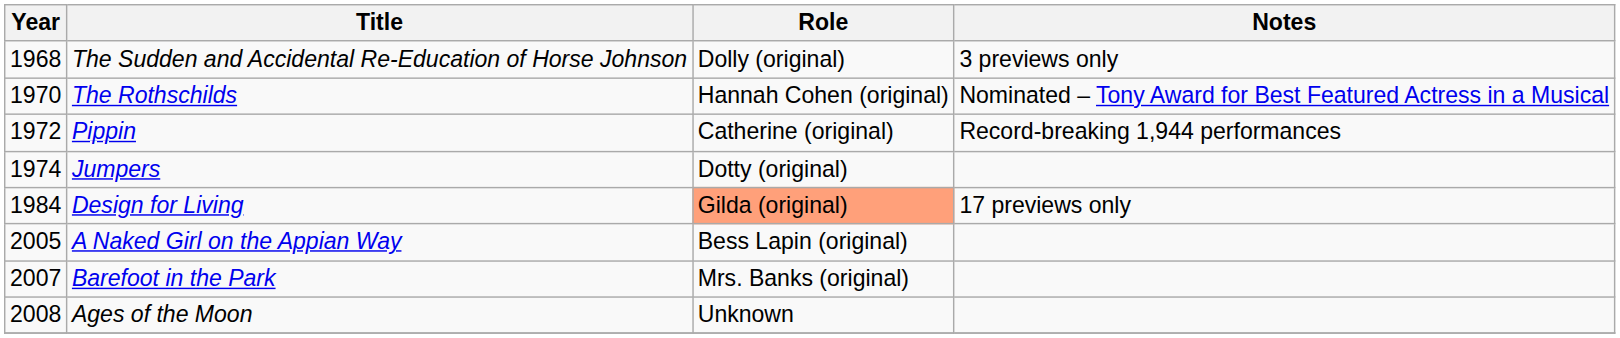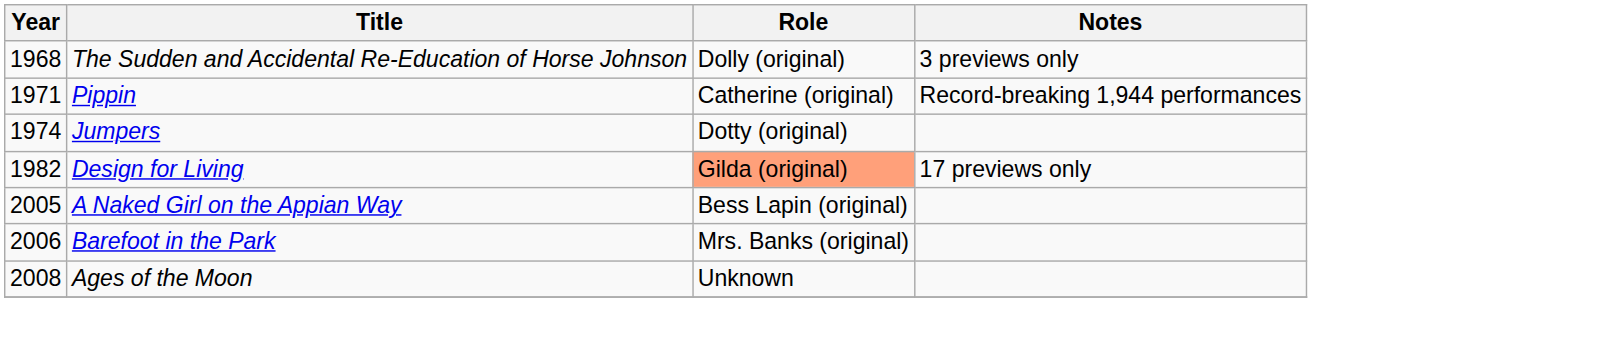- row: (155, 95)
(36, 132) 1972 -> (36, 95) 1971
(36, 205) 1984 -> (36, 168) 1982
(36, 278) 2007 -> (36, 242) 2006
